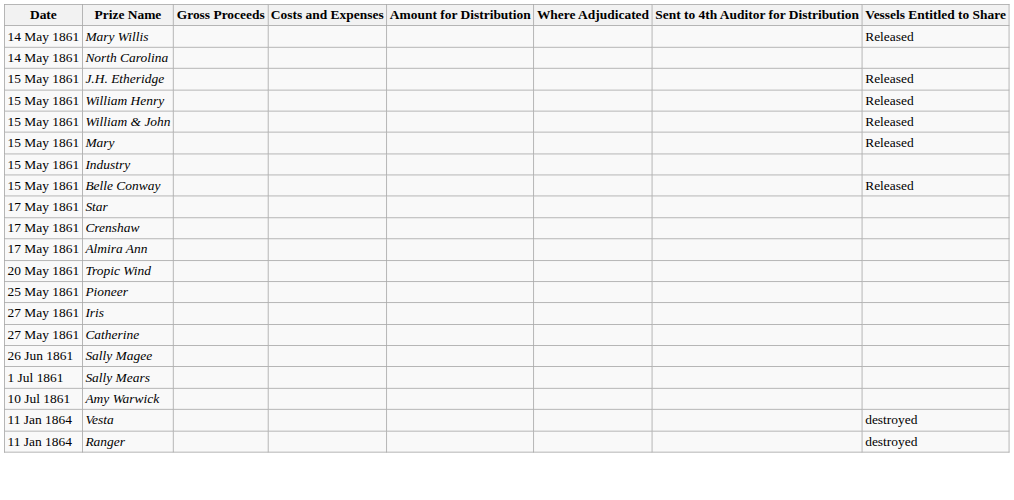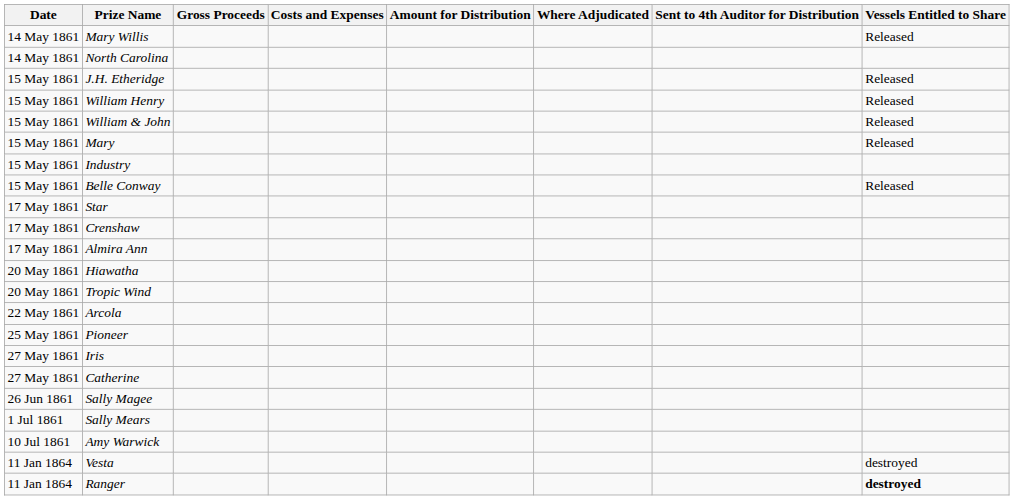+ row: (112, 270)
+ row: (103, 313)
(891, 441) normal -> (893, 484) bold
